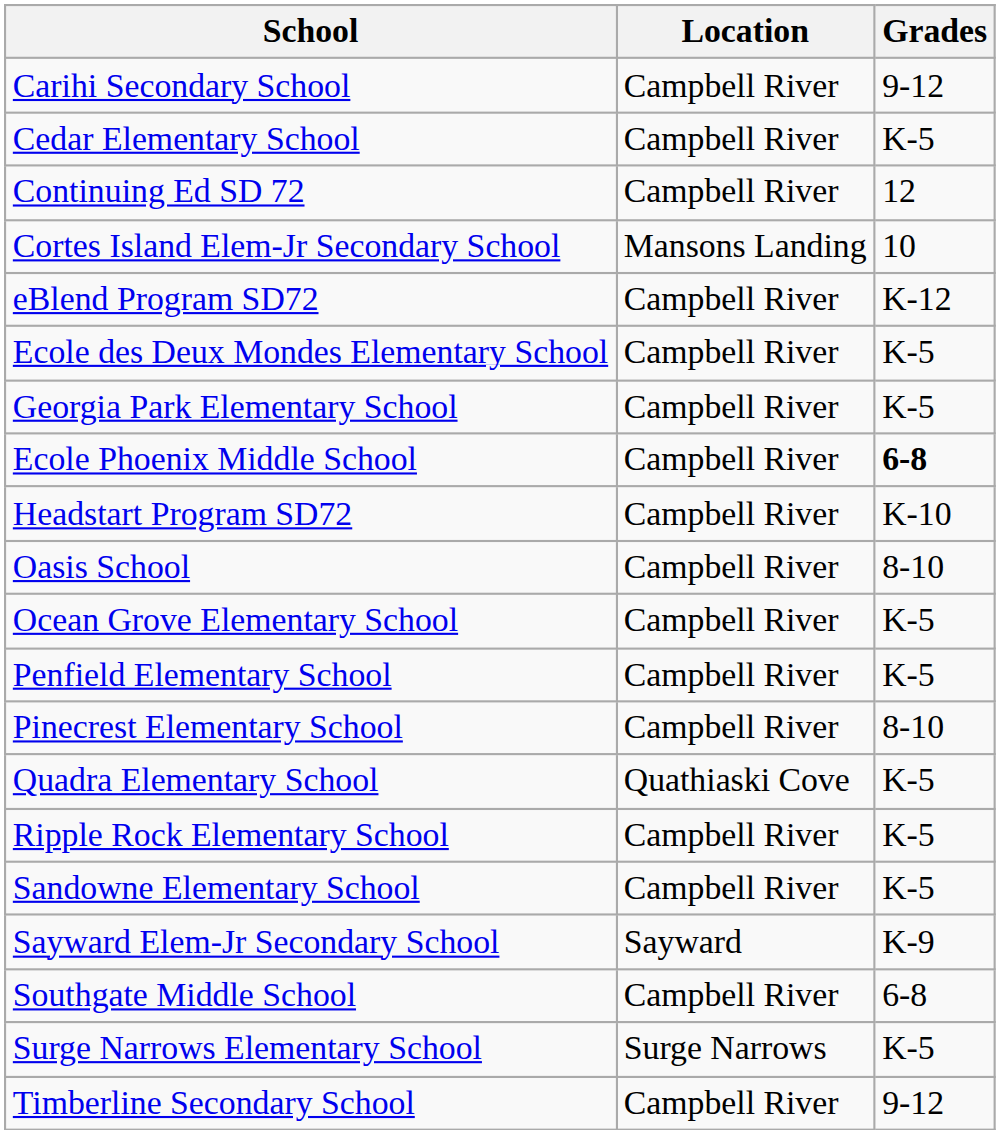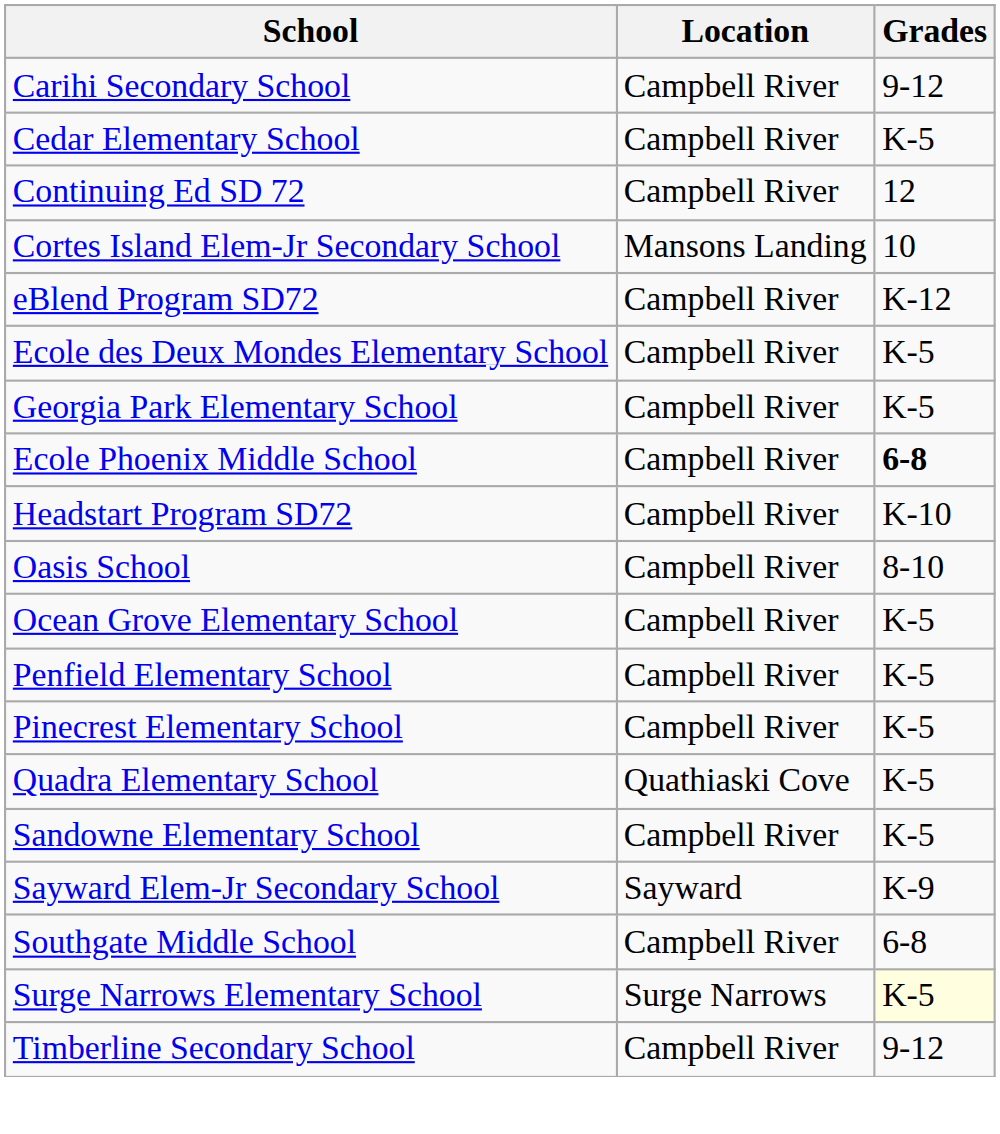(913, 727) 8-10 -> (908, 727) K-5
- row: (231, 834)
(908, 1048) no background -> (908, 995) lightyellow background
